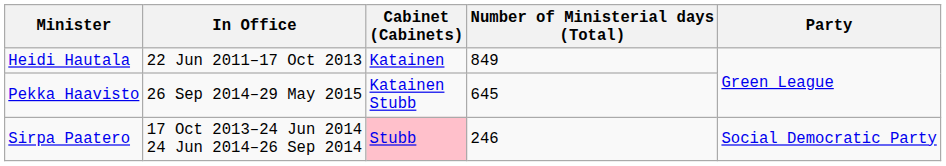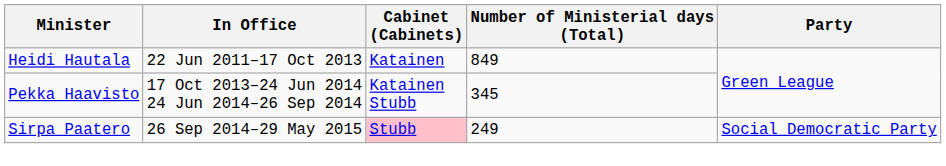(254, 95) 26 Sep 2014–29 May 2015 -> (254, 95) 17 Oct 2013–24 Jun 2014 24 Jun 2014–26 Sep 2014
(485, 95) 645 -> (485, 95) 345
(254, 139) 17 Oct 2013–24 Jun 2014 24 Jun 2014–26 Sep 2014 -> (254, 130) 26 Sep 2014–29 May 2015
(485, 139) 246 -> (485, 130) 249
